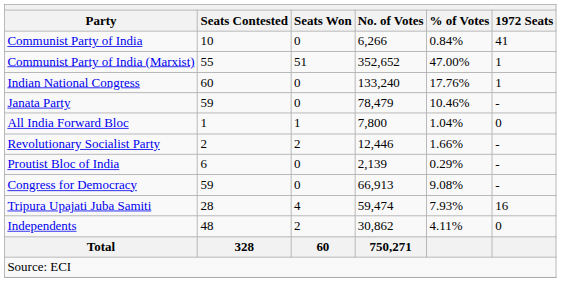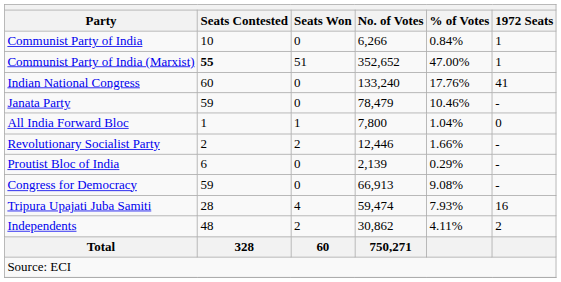(502, 41) 41 -> (499, 41) 1
(207, 61) normal -> (207, 61) bold
(499, 82) 1 -> (502, 82) 41
(499, 226) 0 -> (499, 226) 2
